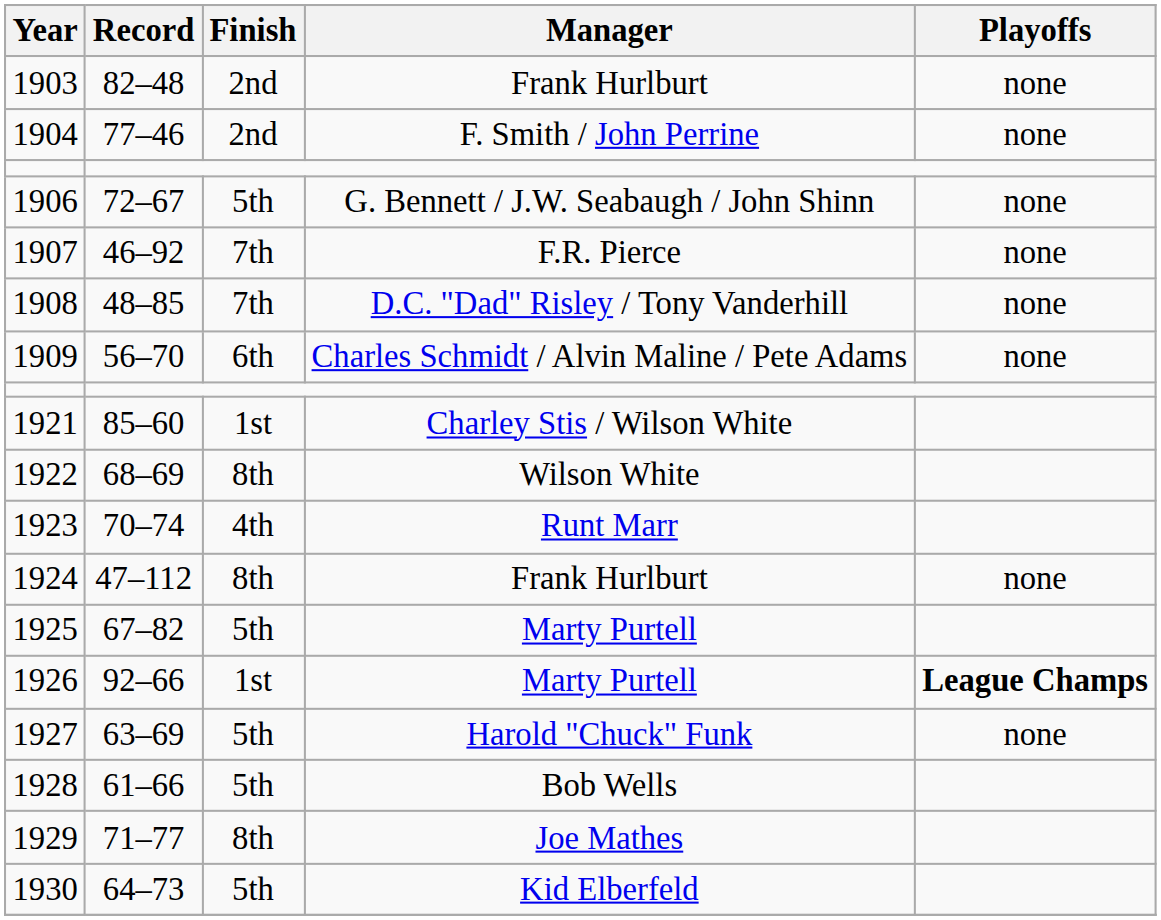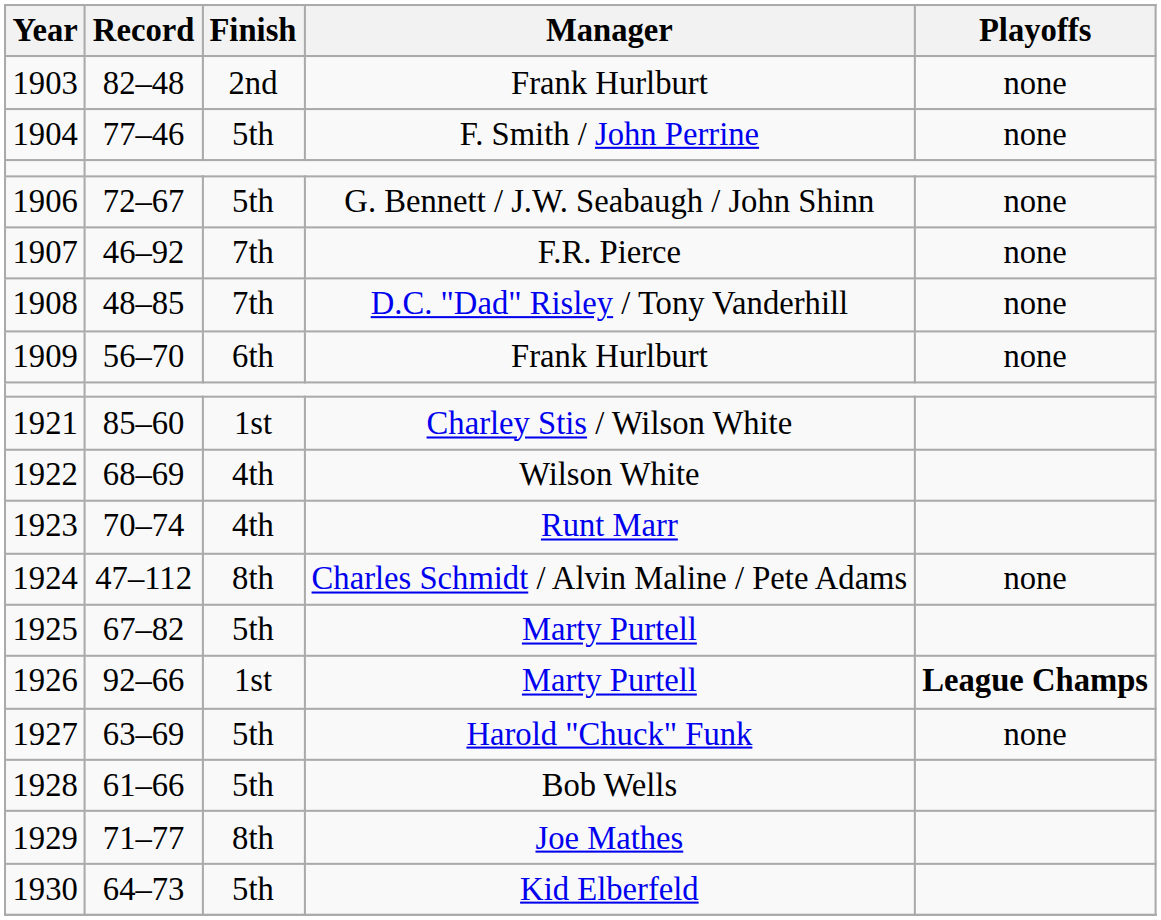(253, 133) 2nd -> (253, 133) 5th
(609, 356) Charles Schmidt / Alvin Maline / Pete Adams -> (609, 356) Frank Hurlburt
(253, 474) 8th -> (253, 474) 4th
(609, 578) Frank Hurlburt -> (609, 578) Charles Schmidt / Alvin Maline / Pete Adams
